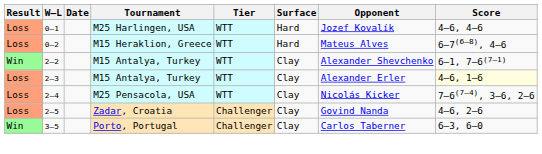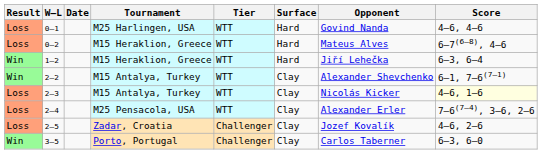(357, 27) Jozef Kovalík -> (355, 27) Govind Nanda
+ row: (52, 61)
(363, 78) Alexander Erler -> (360, 93) Nicolás Kicker
(360, 94) Nicolás Kicker -> (363, 110) Alexander Erler
(355, 111) Govind Nanda -> (357, 126) Jozef Kovalík
